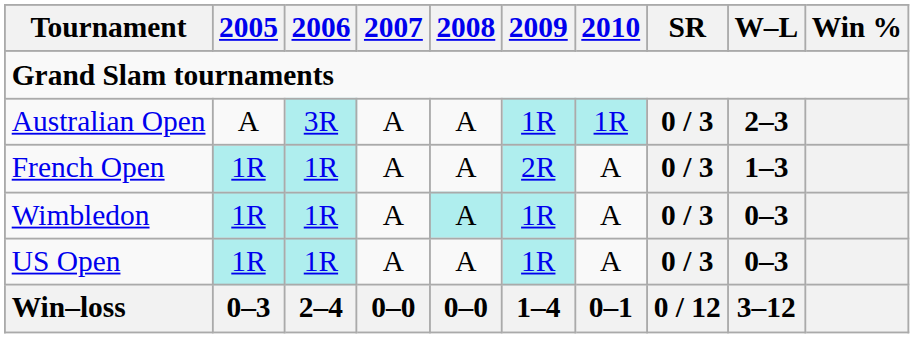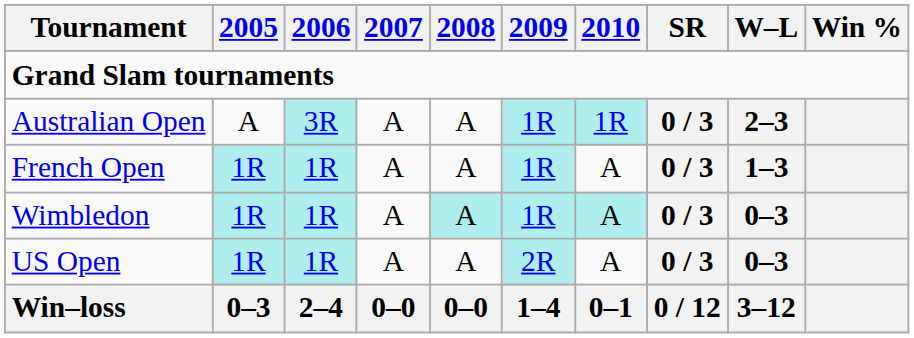(538, 167) 2R -> (538, 167) 1R
(611, 214) no background -> (611, 214) paleturquoise background
(538, 261) 1R -> (538, 261) 2R
